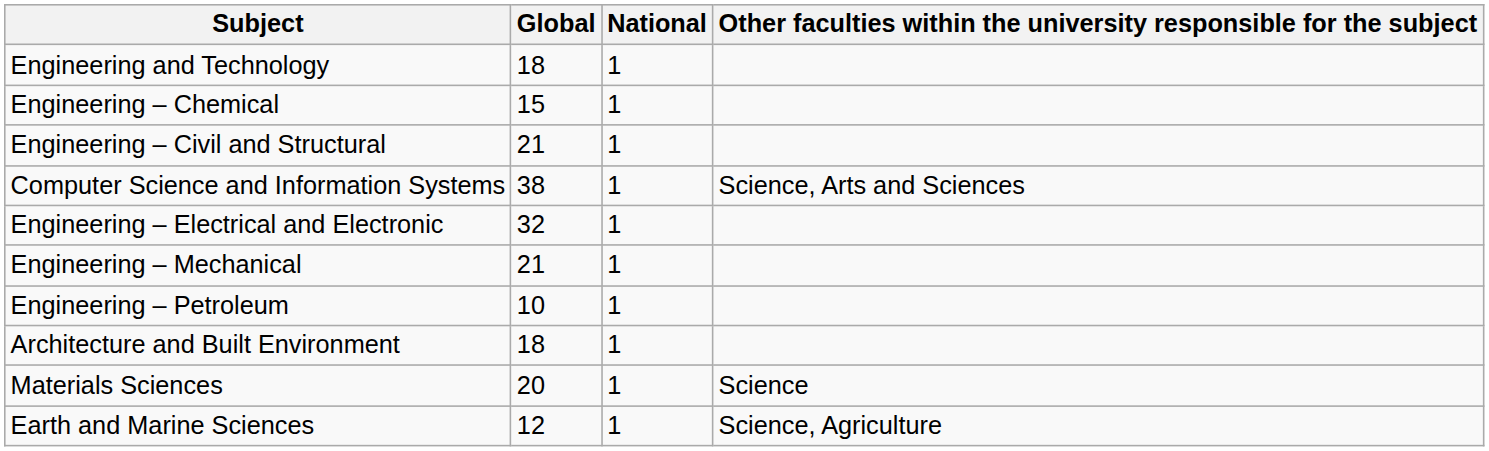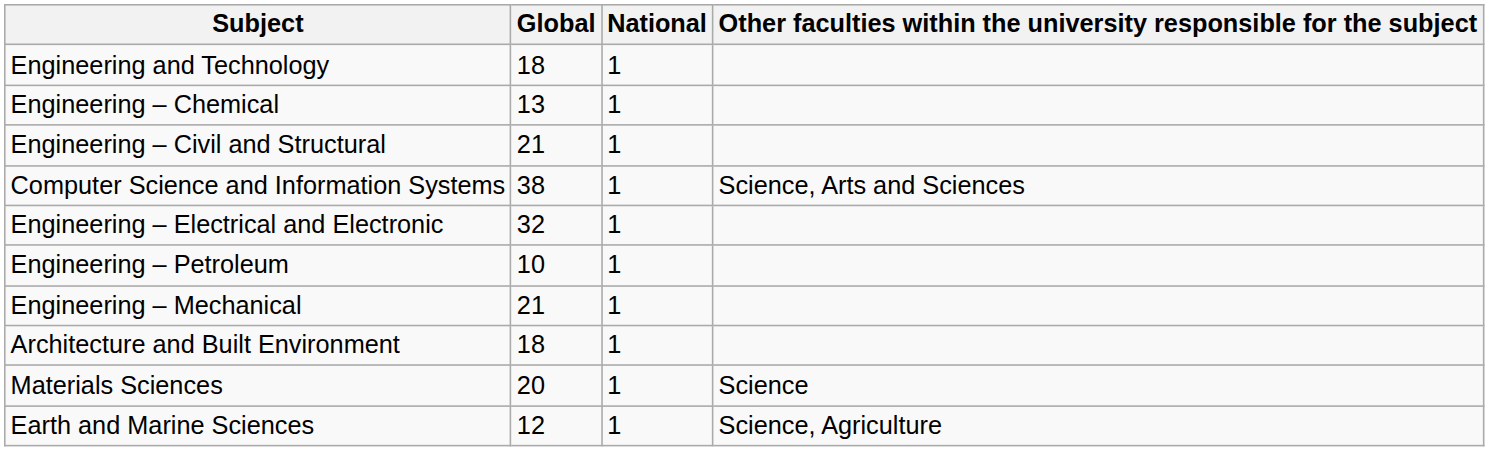(531, 104) 15 -> (531, 104) 13
rows swapped: (150, 305) <-> (156, 265)
